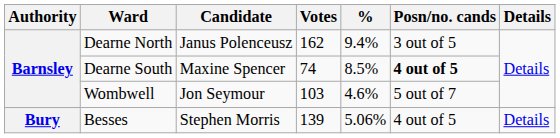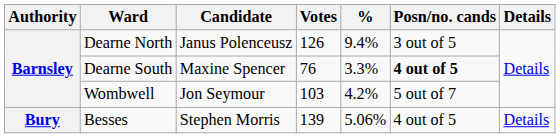(312, 42) 162 -> (312, 42) 126
(308, 68) 74 -> (308, 68) 76
(361, 68) 8.5% -> (361, 68) 3.3%
(361, 94) 4.6% -> (361, 94) 4.2%
